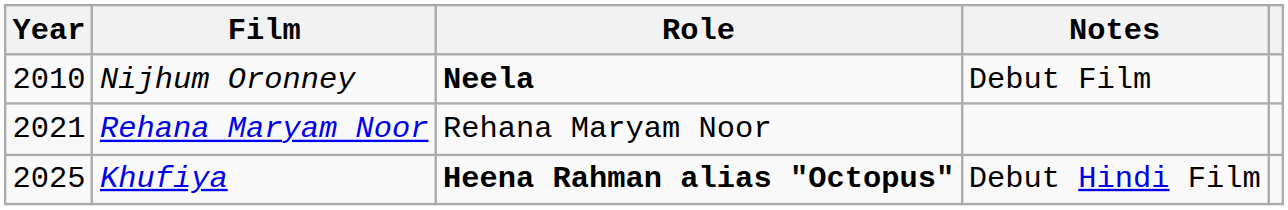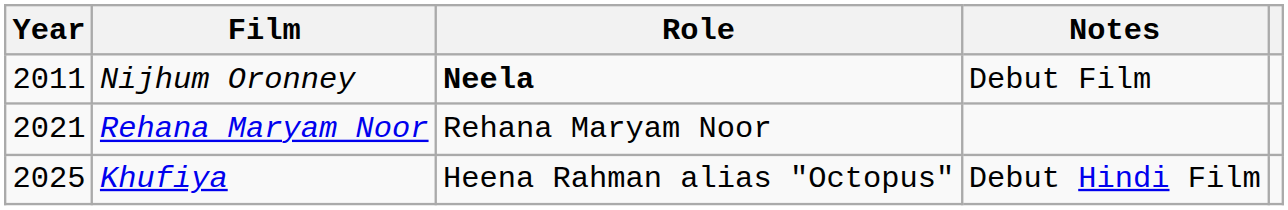(49, 80) 2010 -> (49, 80) 2011
(699, 179) bold -> (699, 179) normal
